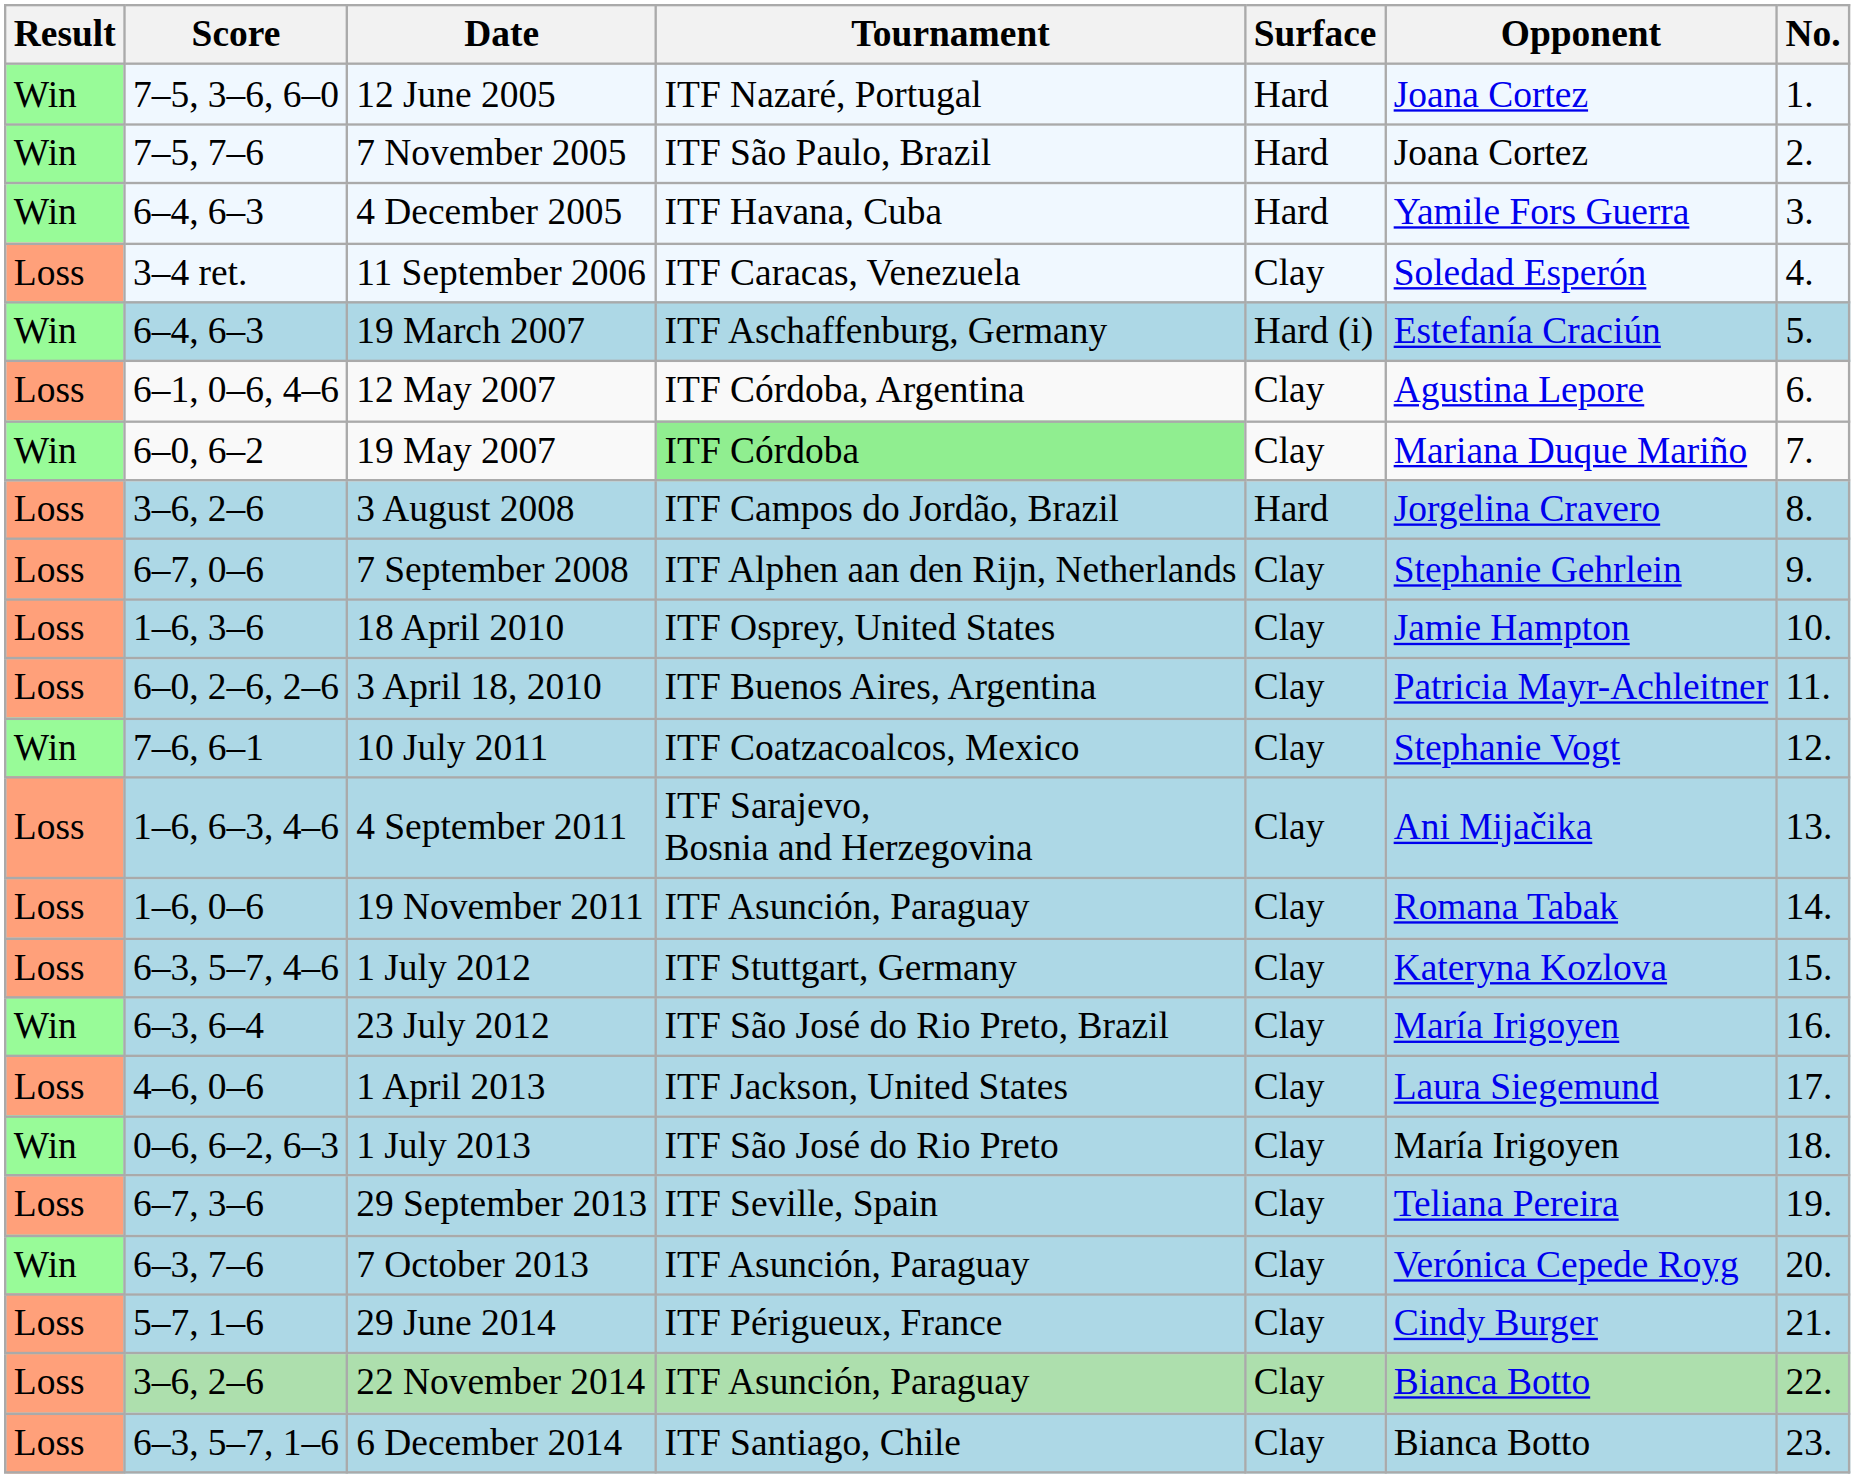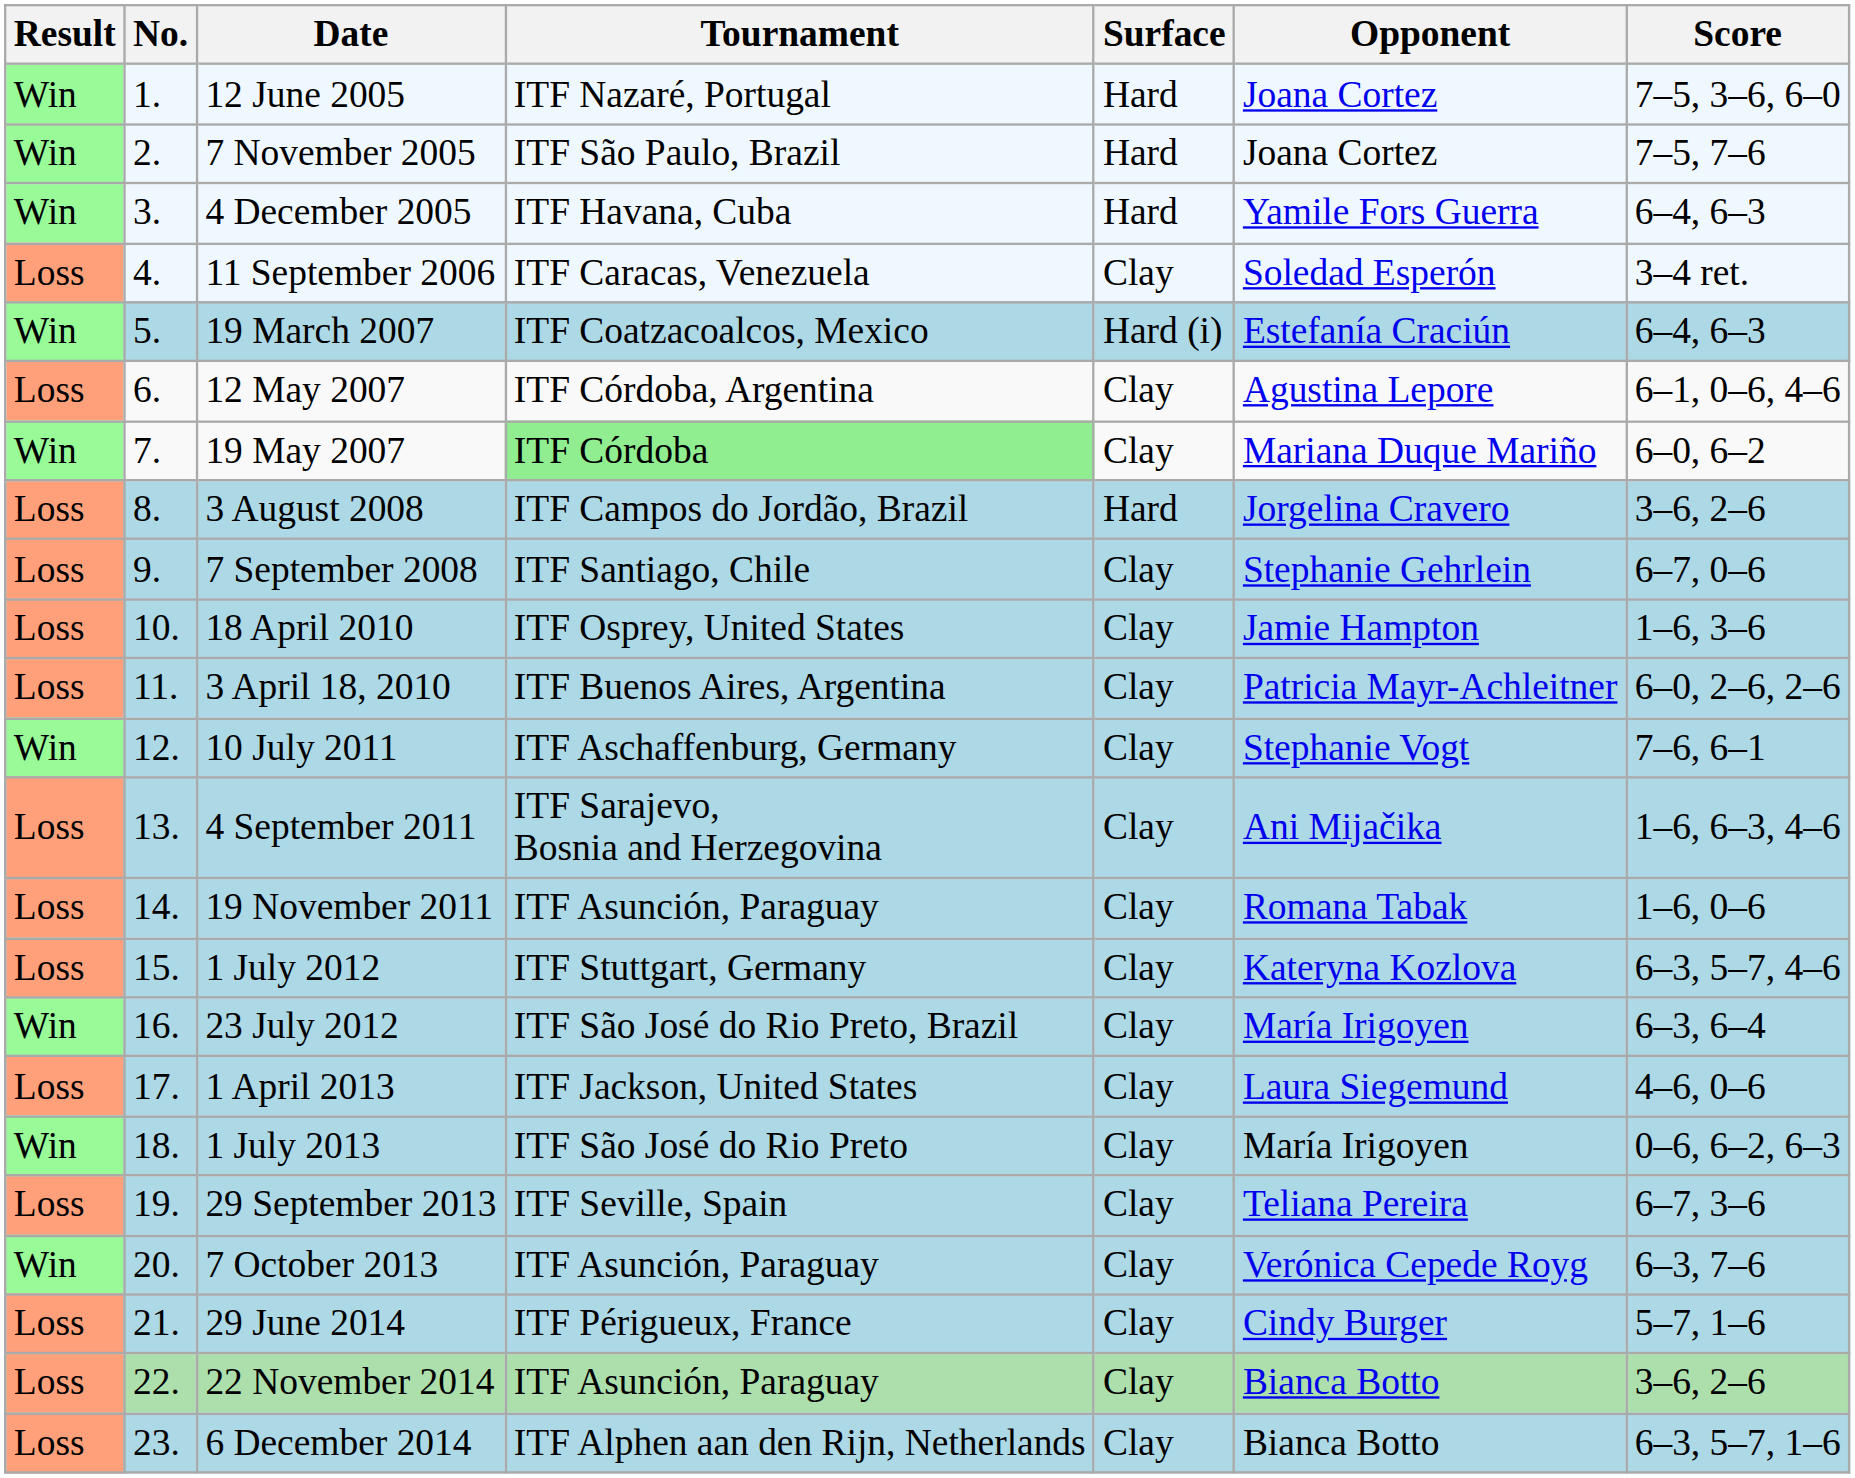columns swapped: (1813, 34) <-> (236, 34)
(886, 331) ITF Aschaffenburg, Germany -> (721, 331) ITF Coatzacoalcos, Mexico
(951, 568) ITF Alphen aan den Rijn, Netherlands -> (662, 568) ITF Santiago, Chile
(872, 746) ITF Coatzacoalcos, Mexico -> (735, 746) ITF Aschaffenburg, Germany
(813, 1441) ITF Santiago, Chile -> (800, 1441) ITF Alphen aan den Rijn, Netherlands
